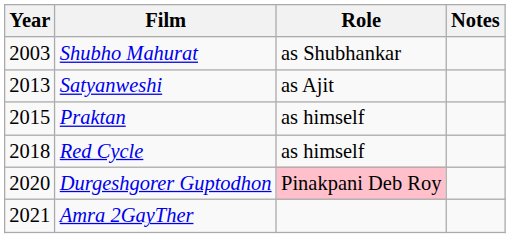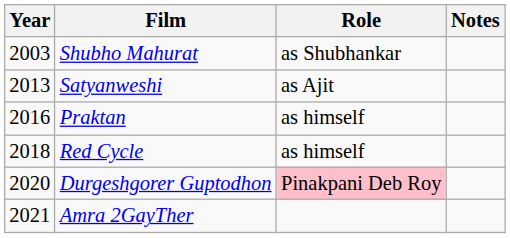(30, 118) 2015 -> (30, 118) 2016
